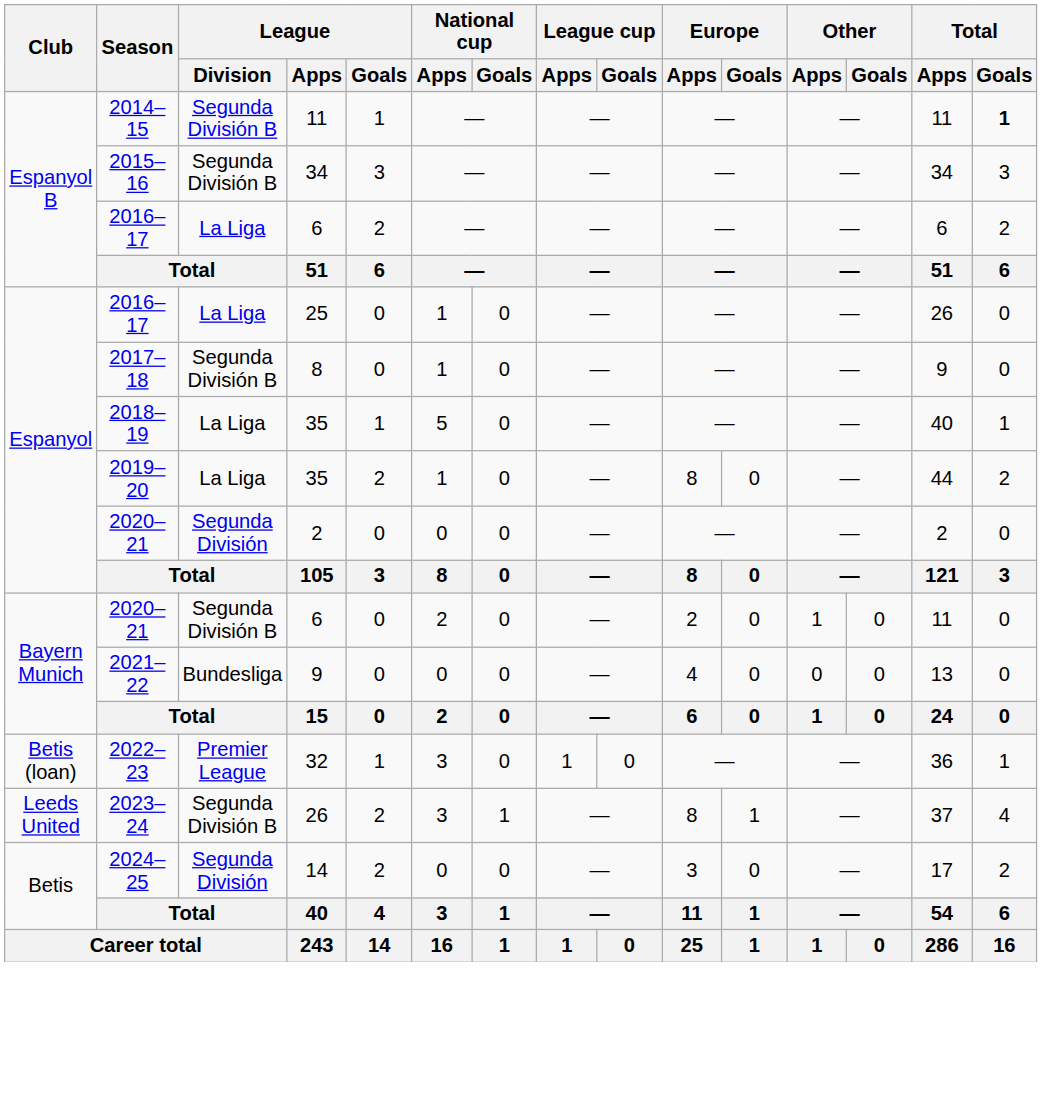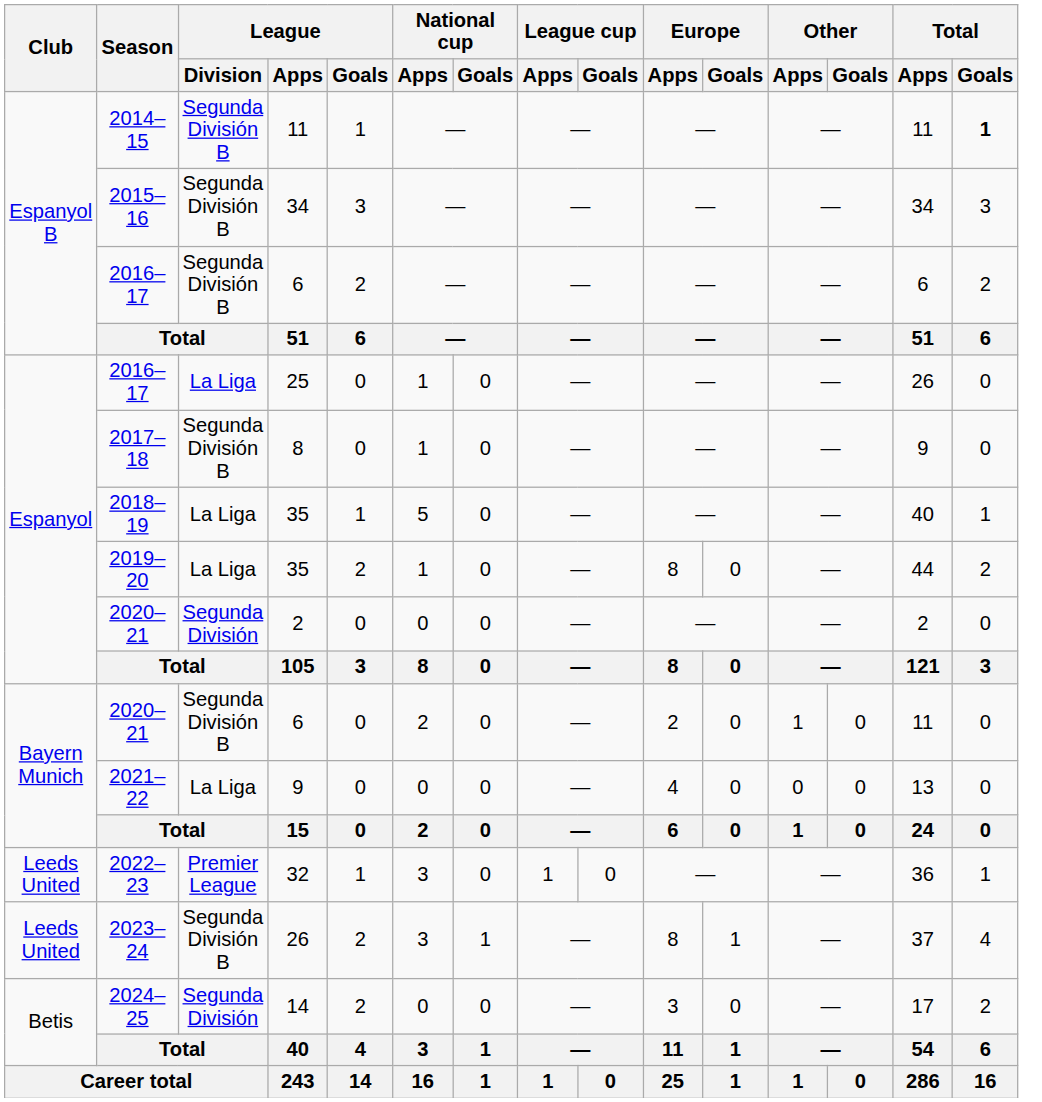(232, 227) La Liga -> (223, 284) Segunda División B
(232, 674) Bundesliga -> (223, 787) La Liga
(51, 760) Betis (loan) -> (51, 874) Leeds United
